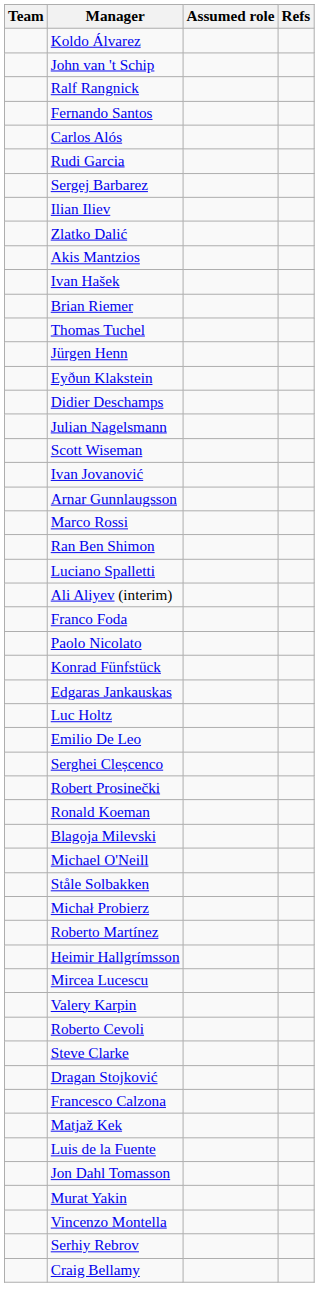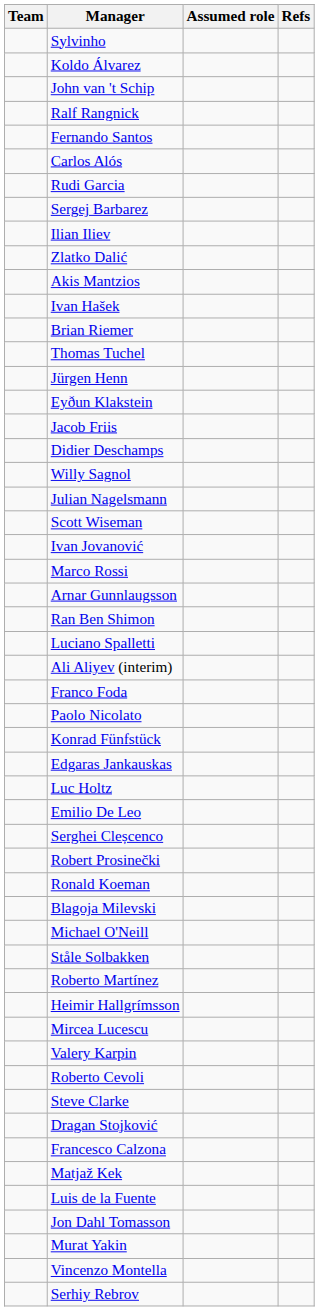+ row: (78, 40)
+ row: (84, 426)
+ row: (91, 474)
rows swapped: (89, 522) <-> (114, 498)
- row: (100, 908)
- row: (95, 1270)
